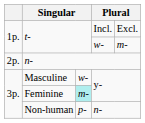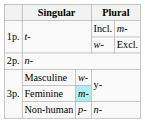(127, 28) Excl. -> (122, 28) m-
(122, 45) m- -> (127, 45) Excl.
